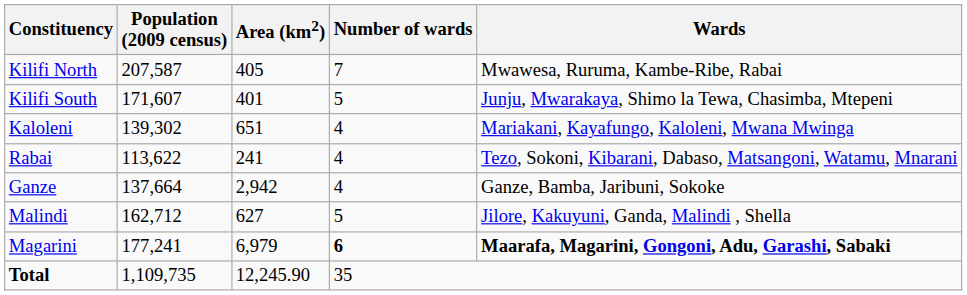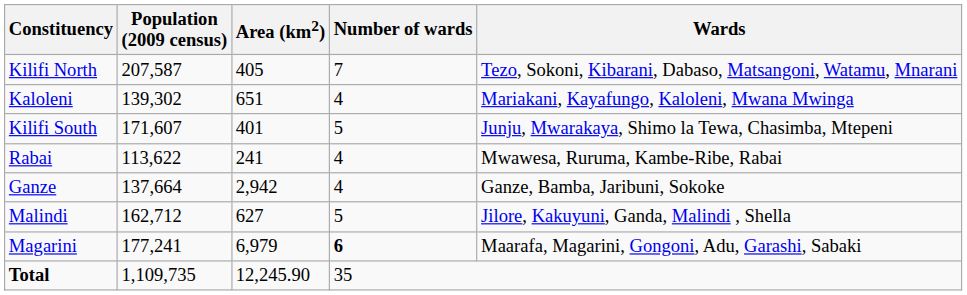(632, 69) Mwawesa, Ruruma, Kambe-Ribe, Rabai -> (719, 69) Tezo, Sokoni, Kibarani, Dabaso, Matsangoni, Watamu, Mnarani
rows swapped: (53, 98) <-> (41, 128)
(719, 157) Tezo, Sokoni, Kibarani, Dabaso, Matsangoni, Watamu, Mnarani -> (632, 157) Mwawesa, Ruruma, Kambe-Ribe, Rabai
(686, 246) bold -> (671, 246) normal
